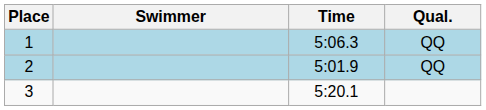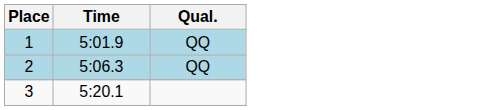- column: (171, 17)
(336, 42) 5:06.3 -> (101, 42) 5:01.9
(336, 67) 5:01.9 -> (101, 67) 5:06.3
